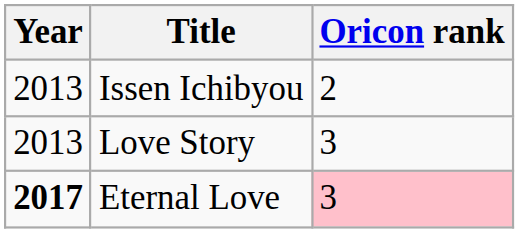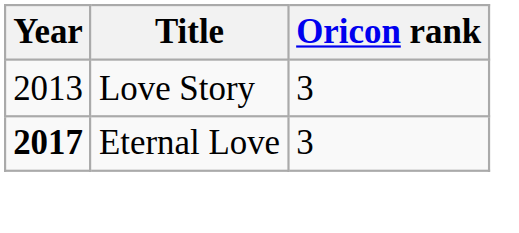- row: (201, 87)
(328, 198) pink background -> (305, 142) no background
